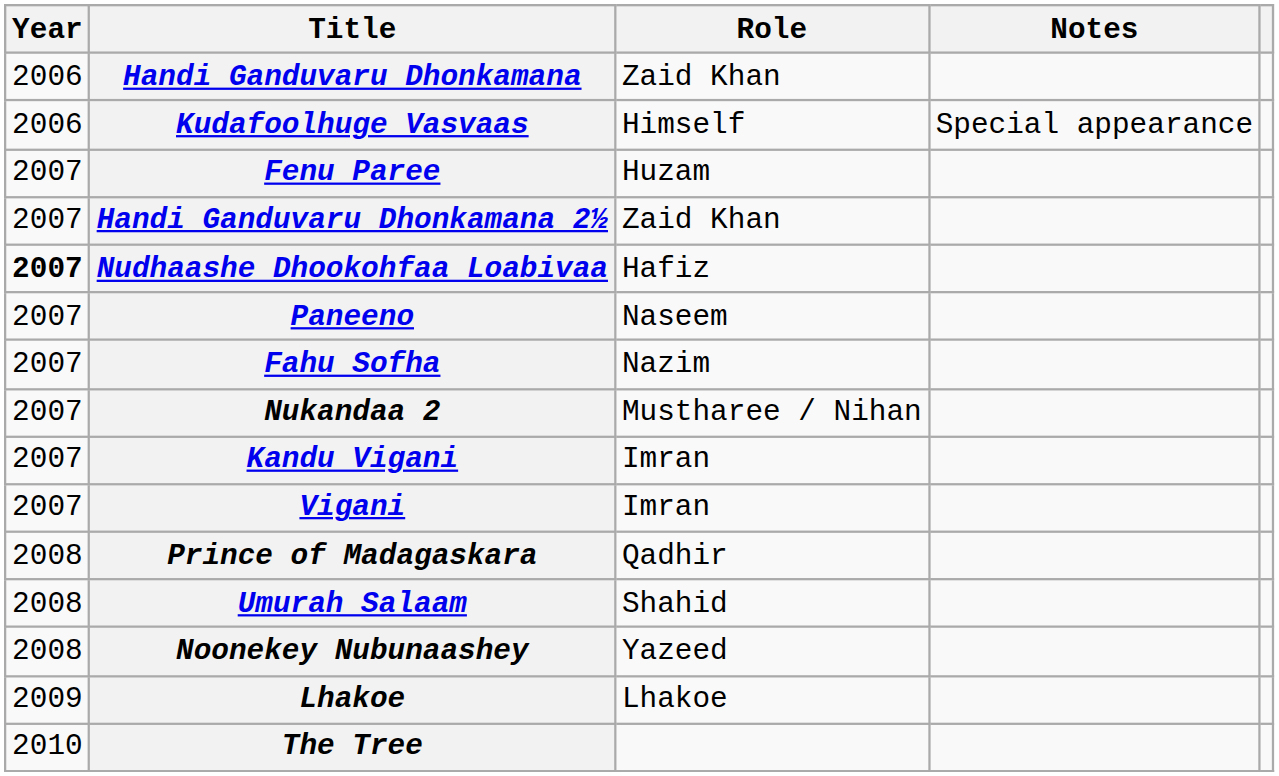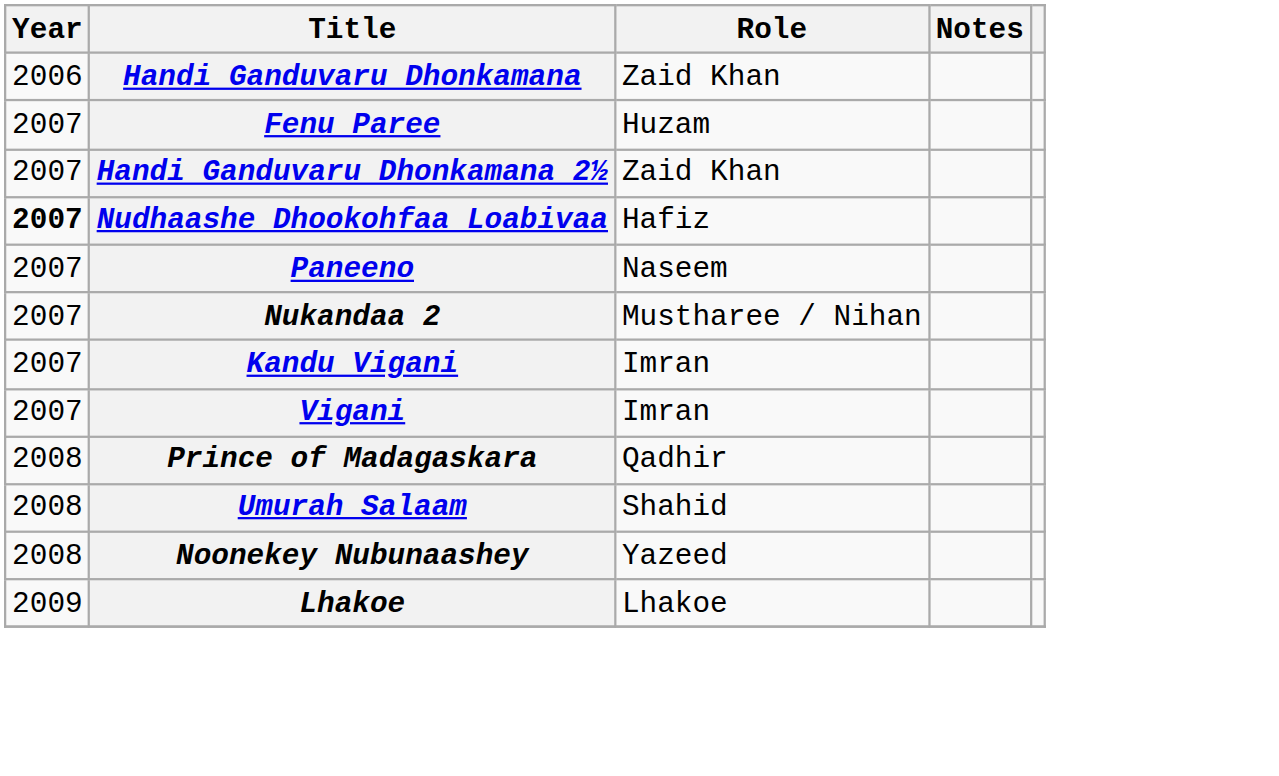- row: (352, 125)
- row: (352, 364)
- row: (352, 747)
